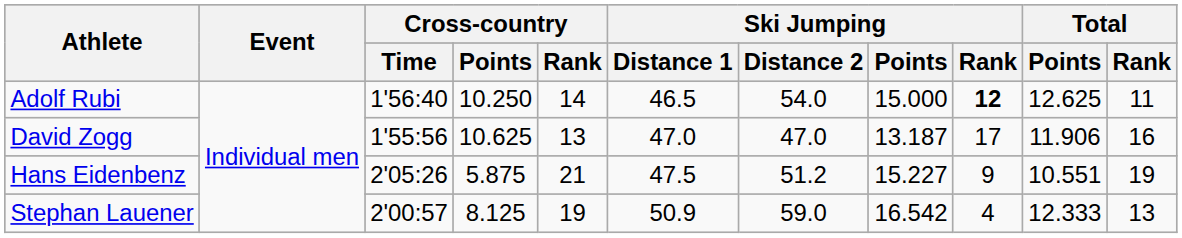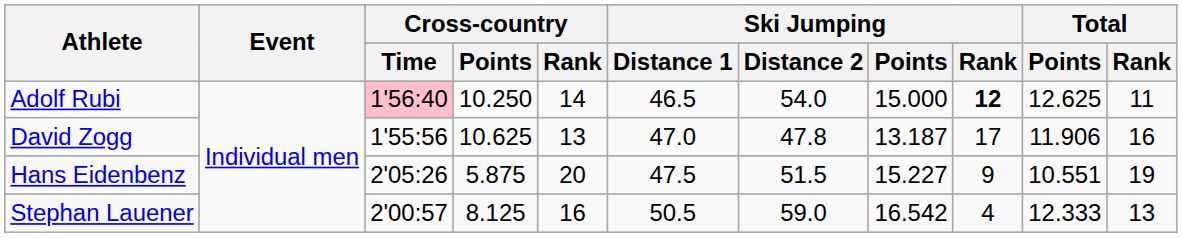(409, 100) no background -> (409, 100) pink background
(803, 137) 47.0 -> (803, 137) 47.8
(573, 175) 21 -> (573, 175) 20
(803, 175) 51.2 -> (803, 175) 51.5
(573, 213) 19 -> (573, 213) 16
(673, 213) 50.9 -> (673, 213) 50.5
